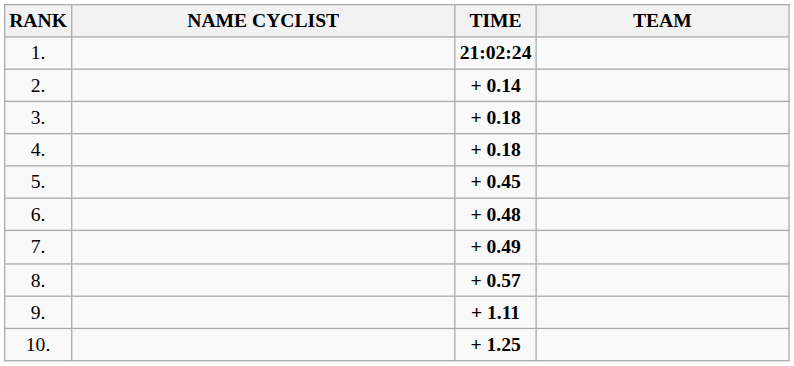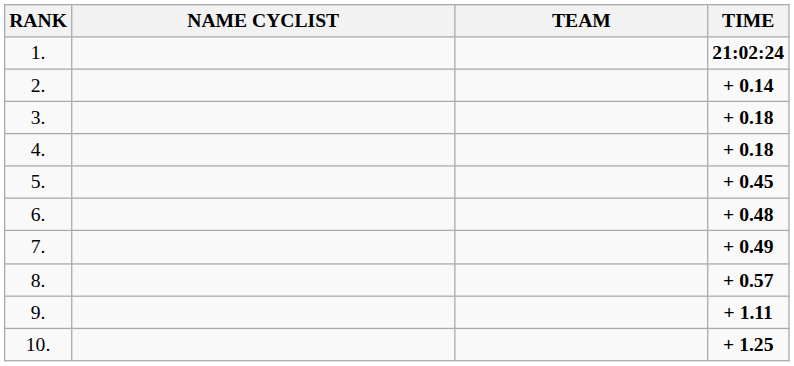columns swapped: (662, 20) <-> (496, 20)
